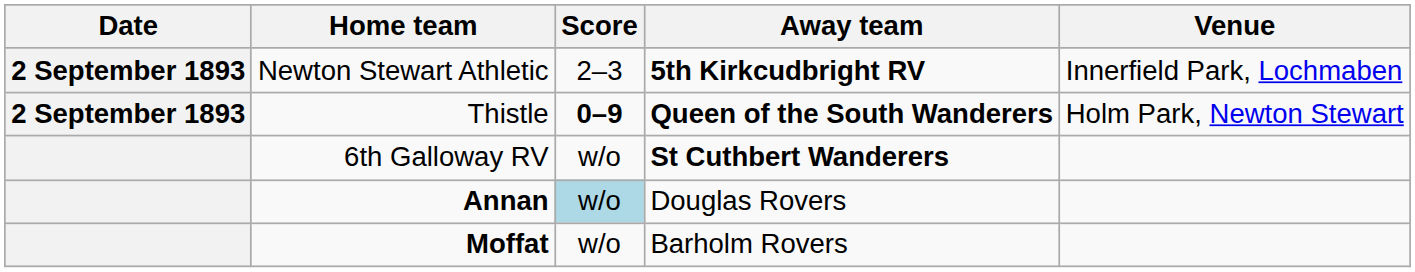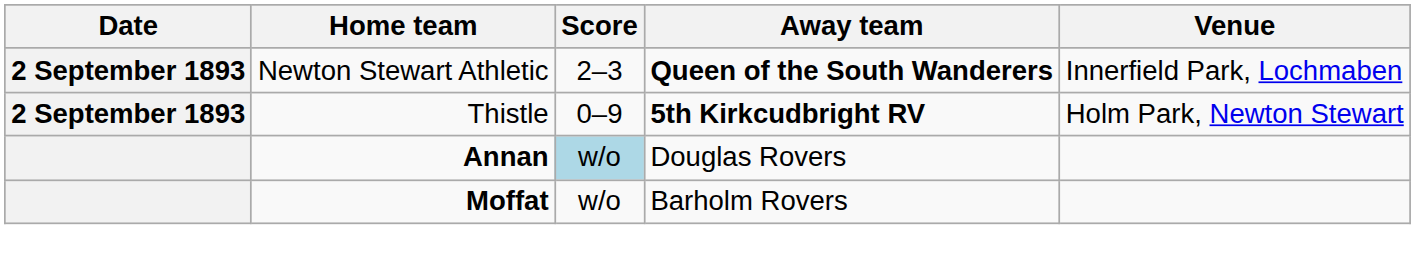(788, 69) 5th Kirkcudbright RV -> (852, 69) Queen of the South Wanderers
(599, 113) bold -> (599, 113) normal
(852, 113) Queen of the South Wanderers -> (788, 113) 5th Kirkcudbright RV
- row: (446, 157)
